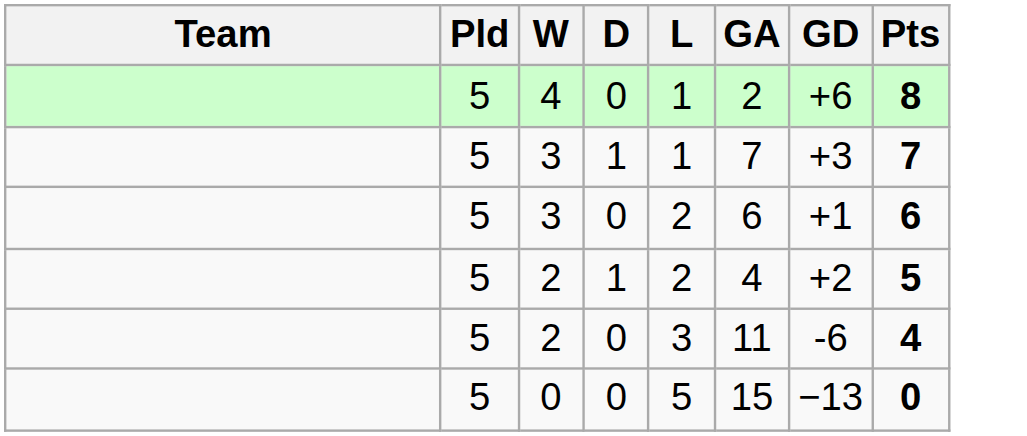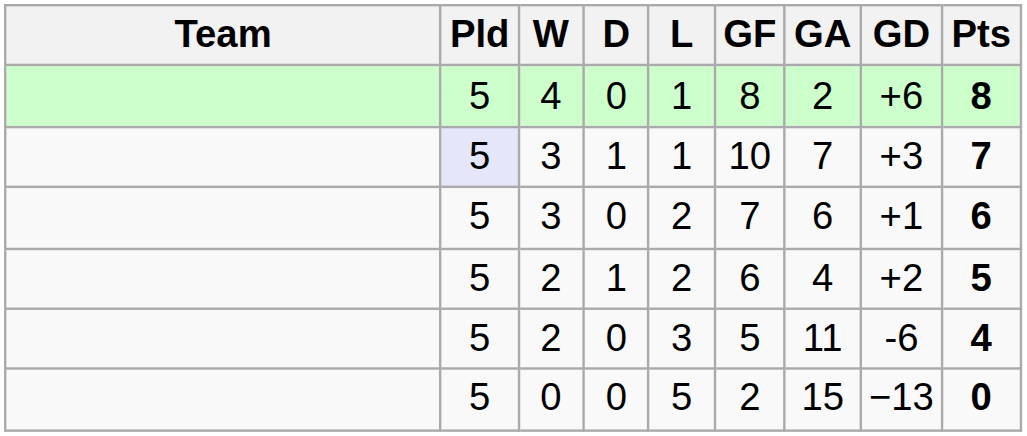+ column: (750, 34)
(480, 156) no background -> (480, 156) lavender background
